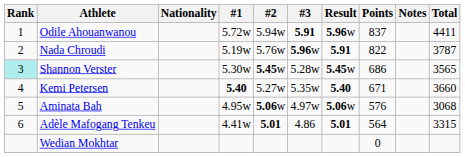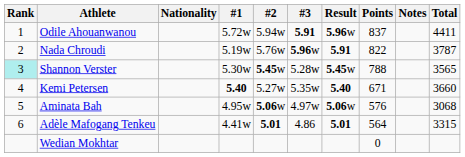(378, 69) 686 -> (378, 69) 788
